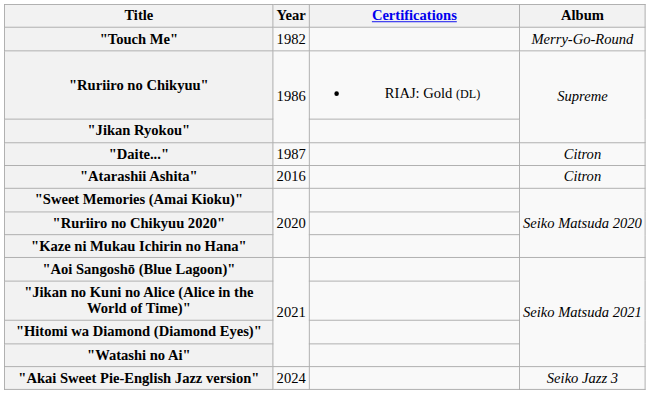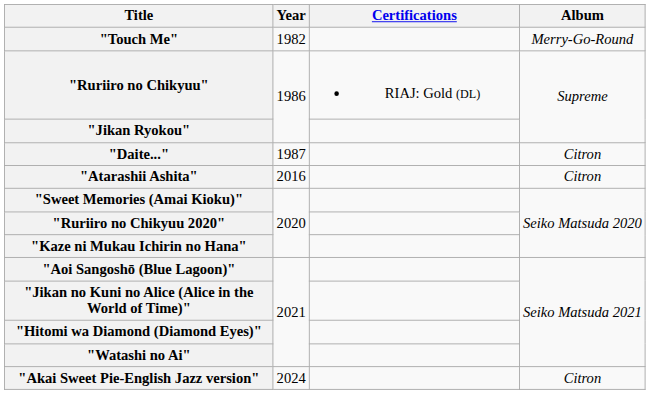(582, 378) Seiko Jazz 3 -> (582, 378) Citron
